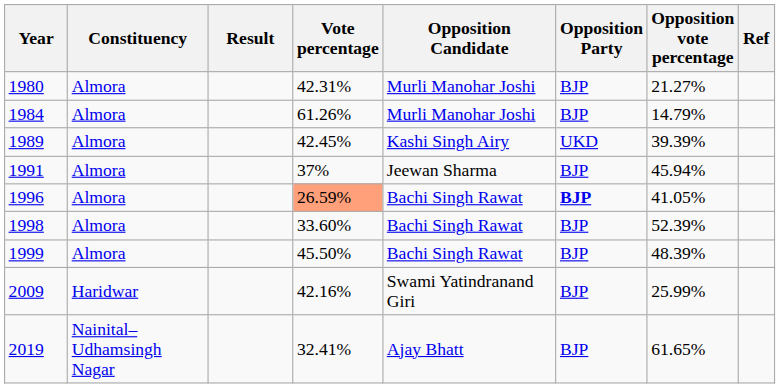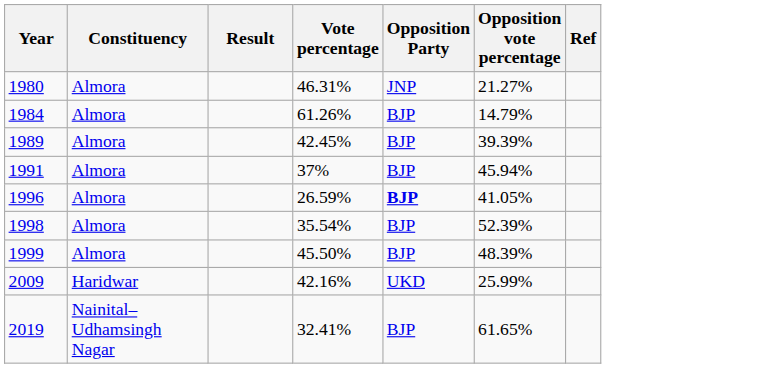- column: (469, 38)
(324, 85) 42.31% -> (324, 85) 46.31%
(574, 85) BJP -> (402, 85) JNP
(579, 141) UKD -> (401, 141) BJP
(324, 197) lightsalmon background -> (324, 197) no background
(324, 225) 33.60% -> (324, 225) 35.54%
(574, 291) BJP -> (406, 281) UKD
